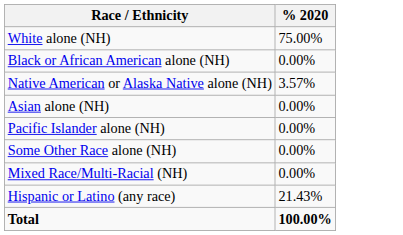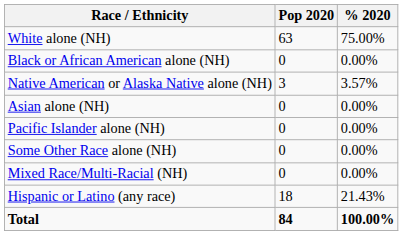+ column: (306, 15)
